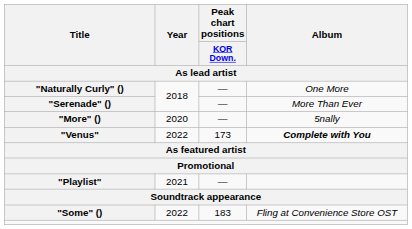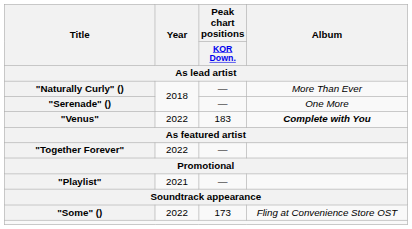(327, 88) One More -> (327, 88) More Than Ever
(327, 104) More Than Ever -> (327, 104) One More
- row: (80, 119)
(223, 135) 173 -> (223, 119) 183
+ row: (80, 150)
(223, 212) 183 -> (223, 212) 173
